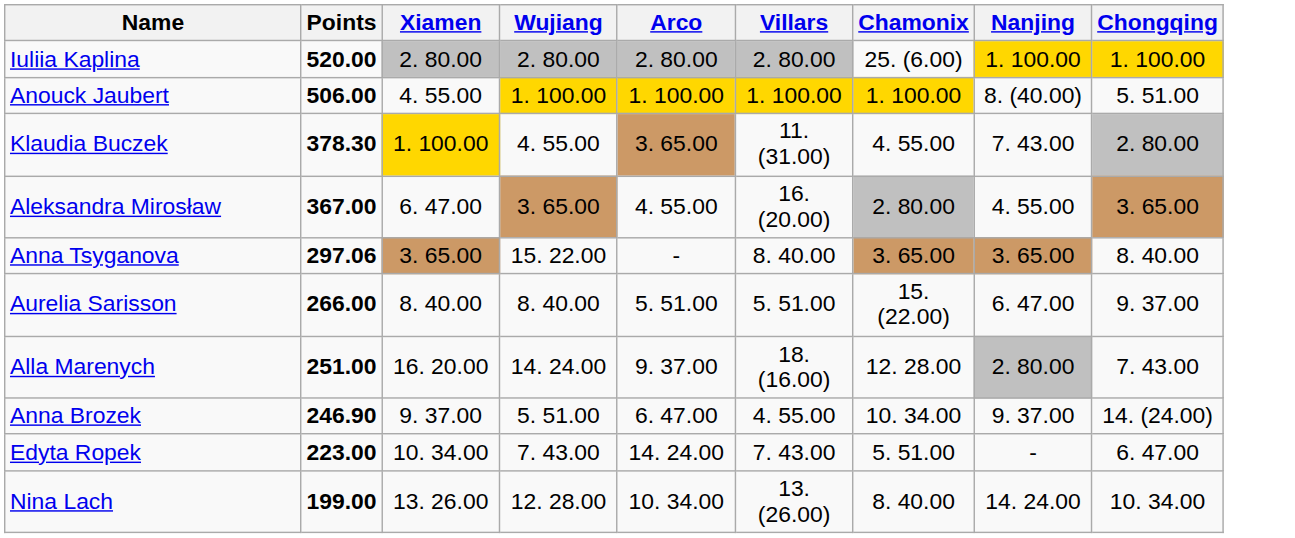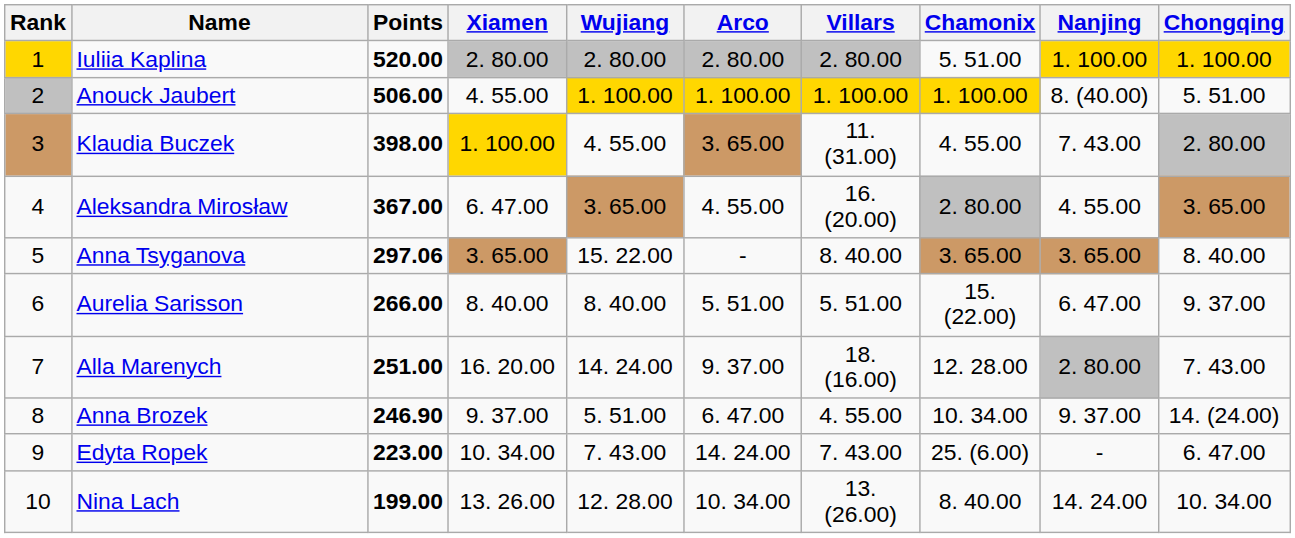+ column: (38, 22)
(914, 58) 25. (6.00) -> (980, 58) 5. 51.00
(342, 144) 378.30 -> (408, 144) 398.00
(914, 452) 5. 51.00 -> (980, 452) 25. (6.00)
